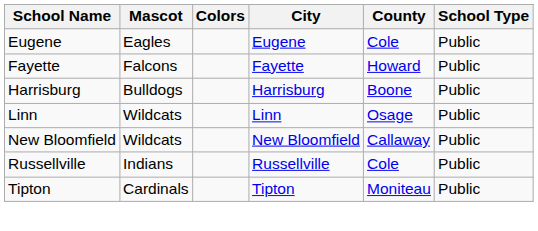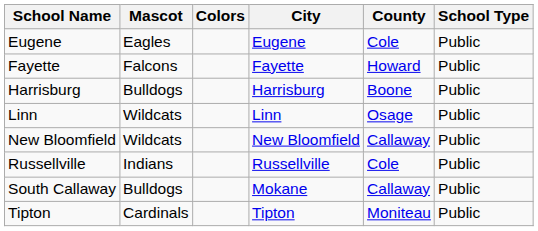+ row: (62, 189)
